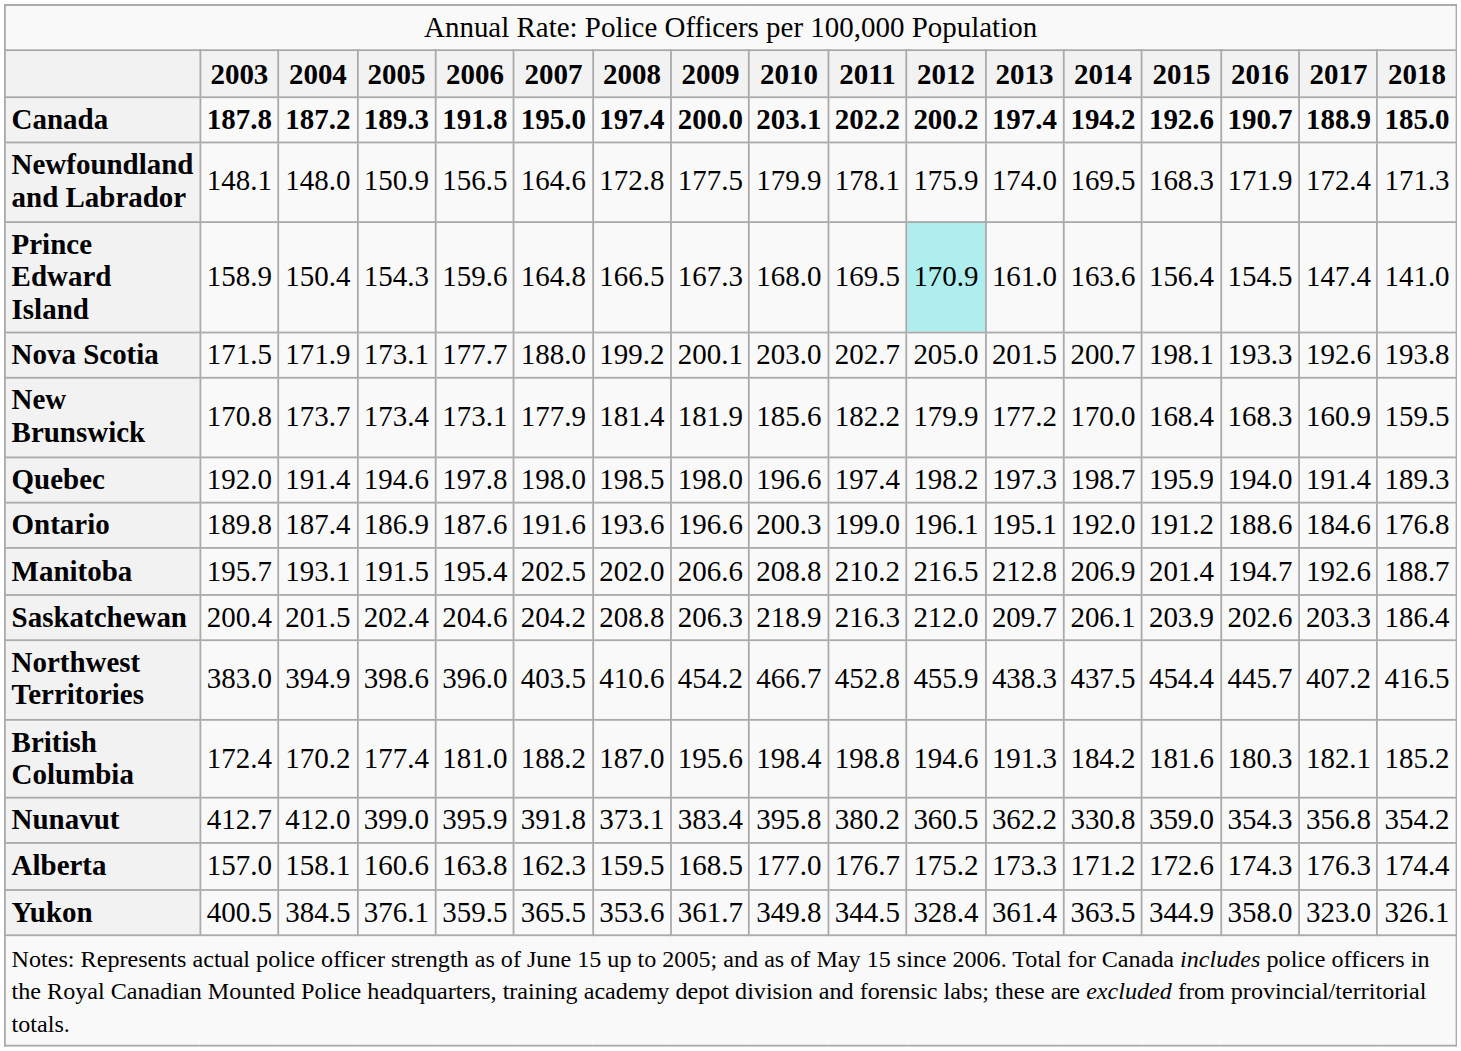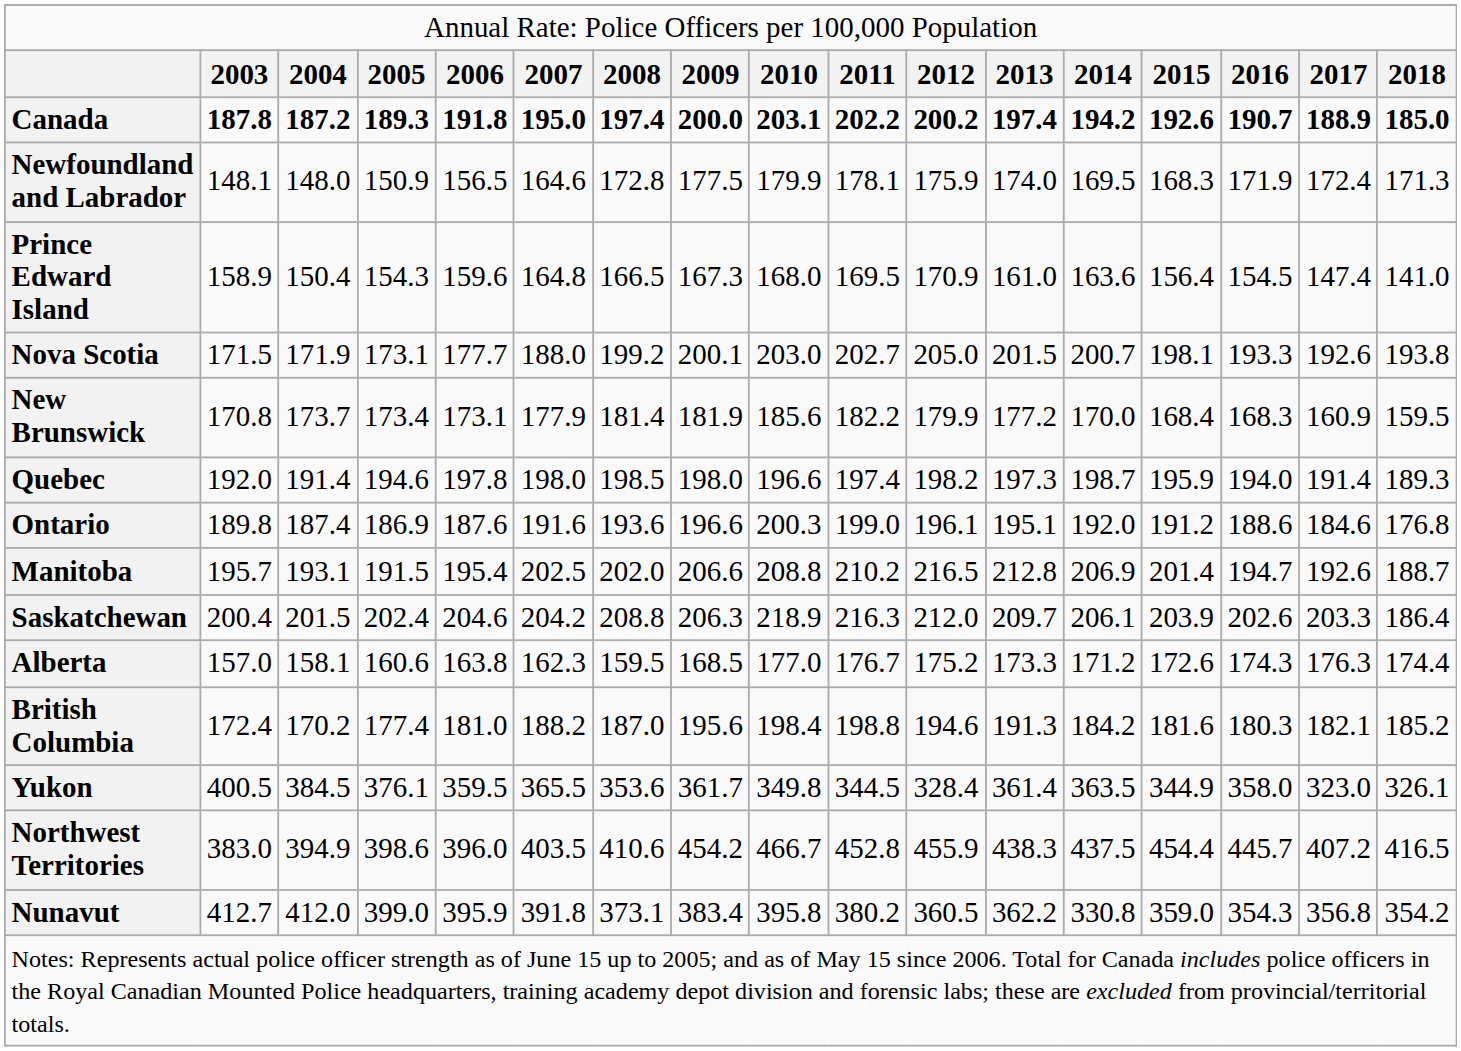(946, 276) paleturquoise background -> (946, 276) no background
rows swapped: (59, 865) <-> (78, 679)
rows swapped: (52, 911) <-> (65, 820)
